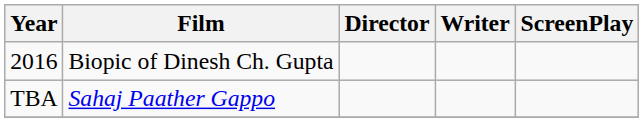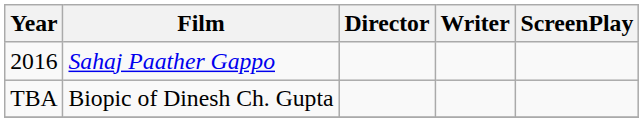(201, 60) Biopic of Dinesh Ch. Gupta -> (172, 60) Sahaj Paather Gappo
(172, 98) Sahaj Paather Gappo -> (201, 98) Biopic of Dinesh Ch. Gupta
